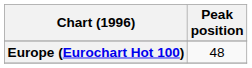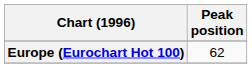(217, 52) 48 -> (217, 52) 62
